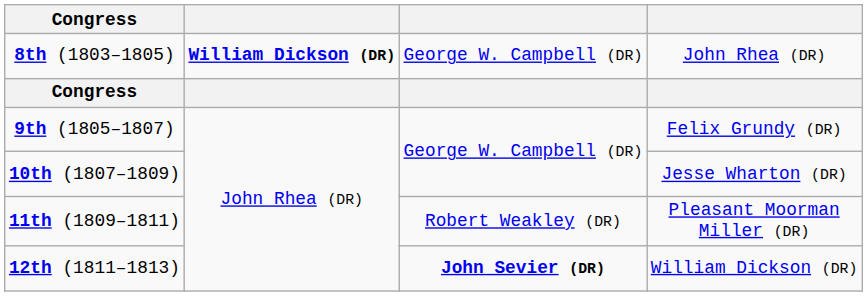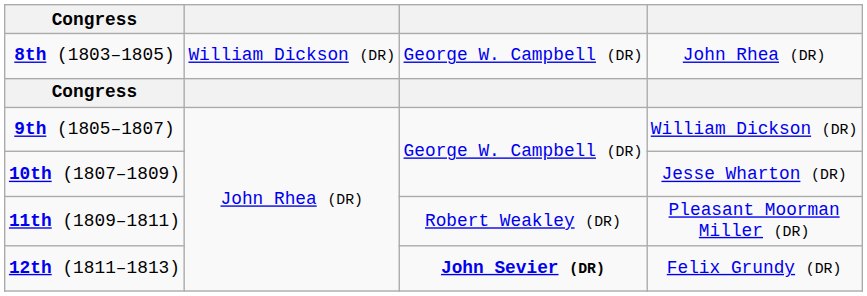(292, 56) bold -> (292, 56) normal
(754, 130) Felix Grundy (DR) -> (754, 130) William Dickson (DR)
(754, 268) William Dickson (DR) -> (754, 268) Felix Grundy (DR)
